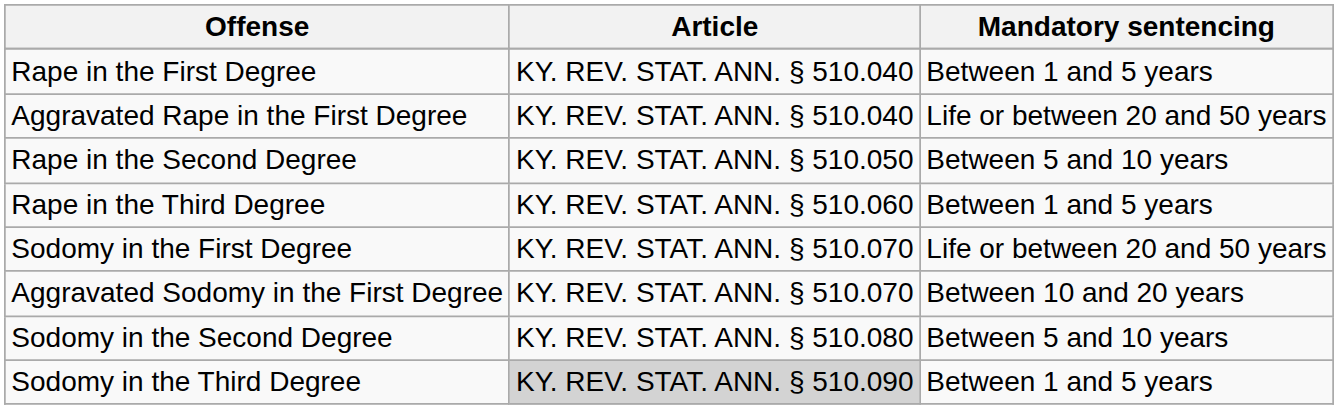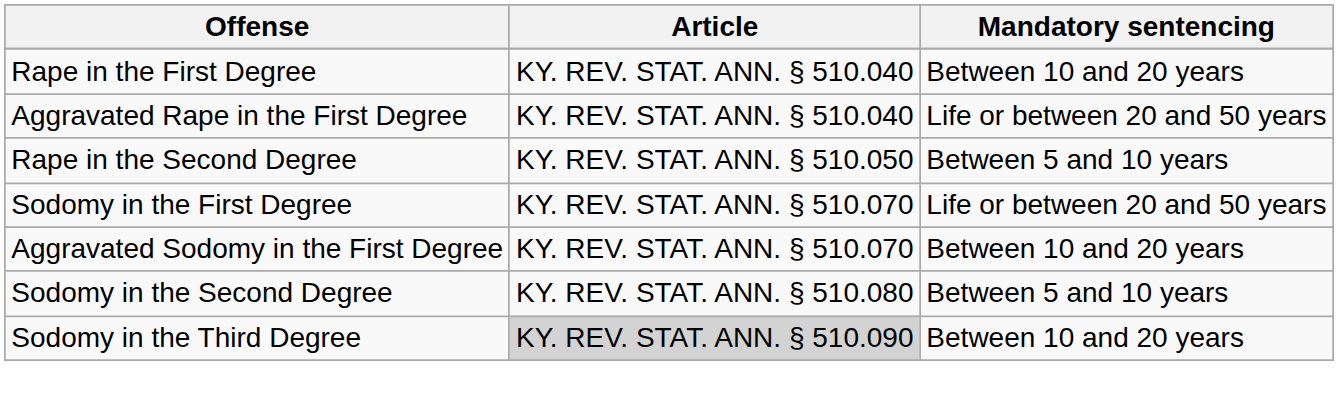(1070, 71) Between 1 and 5 years -> (1085, 71) Between 10 and 20 years
- row: (168, 204)
(1070, 381) Between 1 and 5 years -> (1085, 337) Between 10 and 20 years
